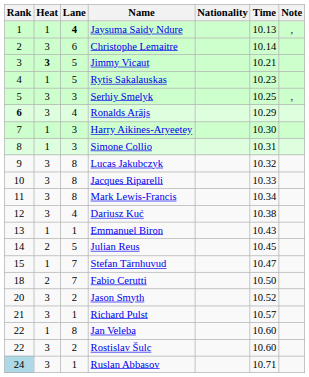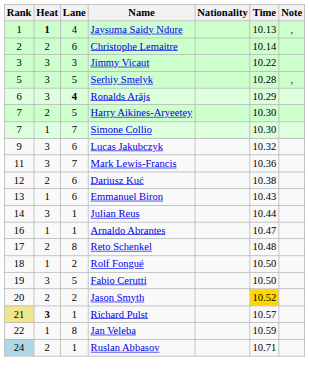(47, 29) normal -> (47, 29) bold
(74, 29) bold -> (74, 29) normal
(47, 46) 3 -> (47, 46) 2
(47, 63) bold -> (47, 63) normal
(74, 63) 5 -> (74, 63) 3
(264, 63) 10.21 -> (264, 63) 10.22
- row: (129, 79)
(74, 96) 3 -> (74, 79) 5
(264, 96) 10.25 -> (264, 79) 10.28
(19, 113) bold -> (19, 96) normal
(74, 113) normal -> (74, 96) bold
(47, 130) 1 -> (47, 113) 2
(74, 130) 3 -> (74, 113) 5
(19, 146) 8 -> (19, 130) 7
(74, 146) 3 -> (74, 130) 7
(264, 146) 10.31 -> (264, 130) 10.30
(74, 163) 8 -> (74, 146) 6
- row: (127, 180)
(74, 197) 8 -> (74, 163) 7
(264, 197) 10.34 -> (264, 163) 10.36
(47, 213) 3 -> (47, 180) 2
(74, 213) 4 -> (74, 180) 6
(74, 230) 1 -> (74, 197) 6
(47, 247) 2 -> (47, 213) 3
(74, 247) 5 -> (74, 213) 1
(264, 247) 10.45 -> (264, 213) 10.44
- row: (128, 264)
+ row: (128, 230)
+ row: (121, 247)
+ row: (117, 264)
(19, 280) 18 -> (19, 280) 19
(47, 280) 2 -> (47, 280) 3
(74, 280) 7 -> (74, 280) 5
(47, 297) 3 -> (47, 297) 2
(264, 297) no background -> (264, 297) gold background
(19, 314) no background -> (19, 314) khaki background
(47, 314) normal -> (47, 314) bold
(264, 331) 10.60 -> (264, 331) 10.59
- row: (121, 347)
(47, 364) 3 -> (47, 347) 2
